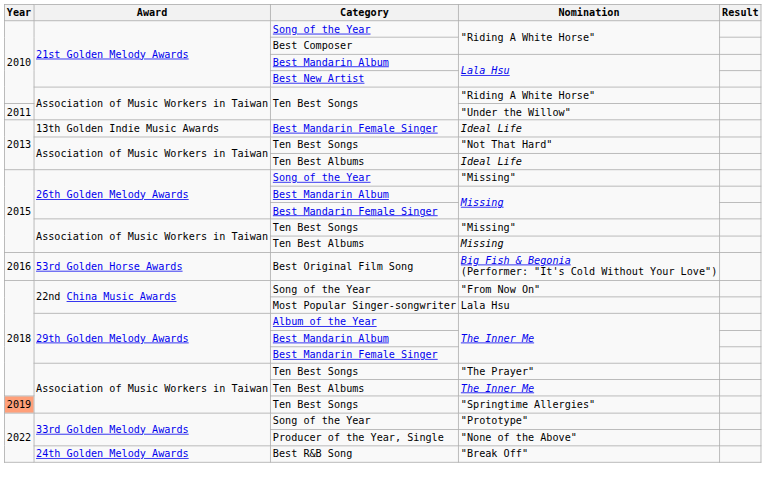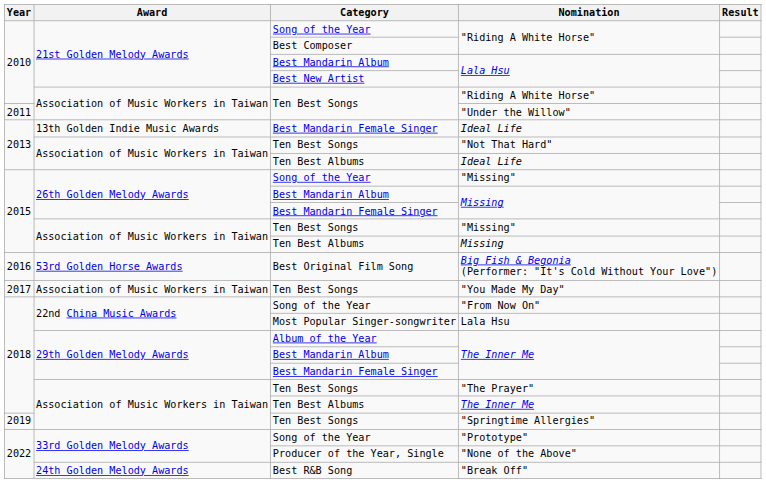+ row: (316, 289)
(19, 404) lightsalmon background -> (19, 421) no background
